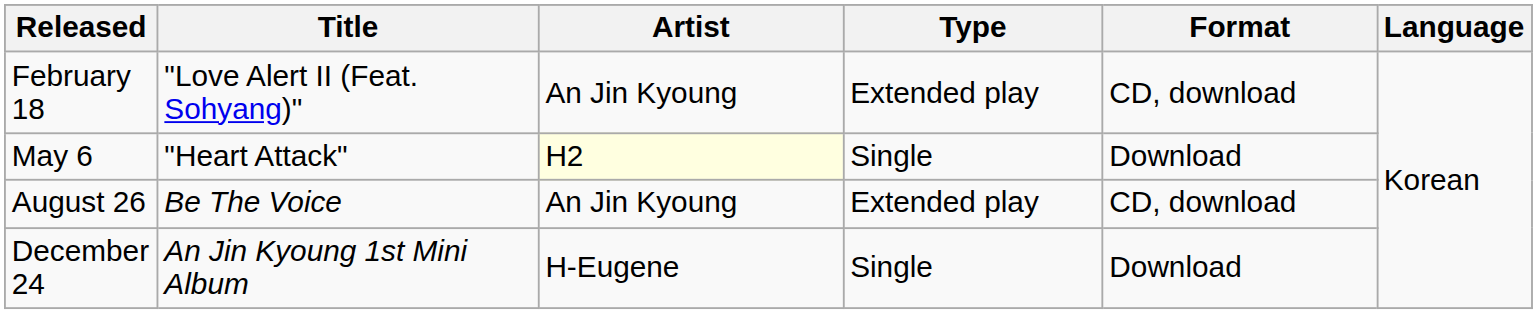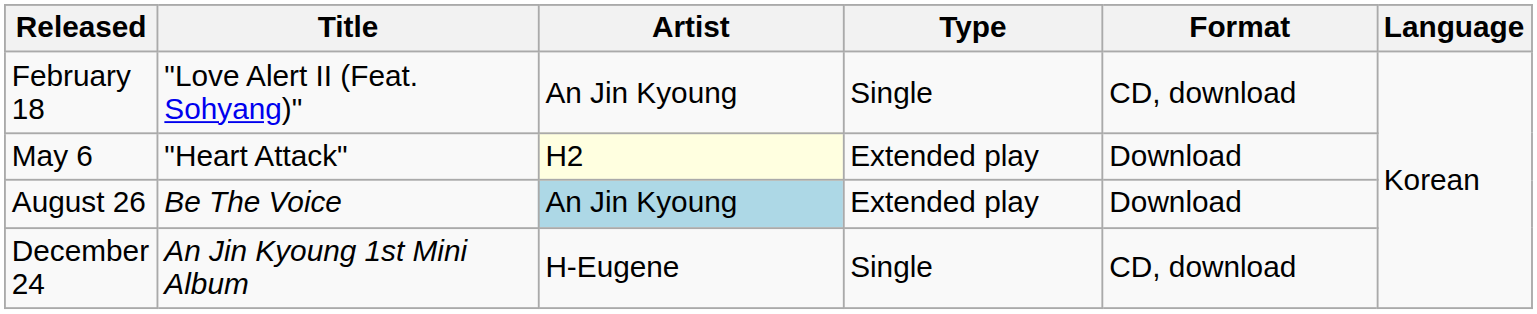(944, 92) Extended play -> (892, 92) Single
(892, 155) Single -> (944, 155) Extended play
(641, 203) no background -> (641, 203) lightblue background
(1203, 203) CD, download -> (1176, 203) Download
(1176, 267) Download -> (1203, 267) CD, download
